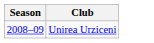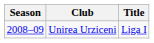+ column: (134, 12)
